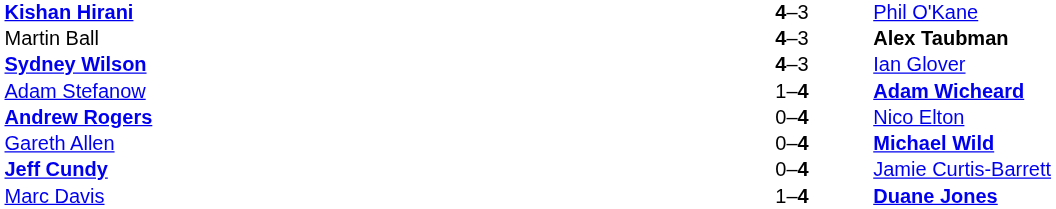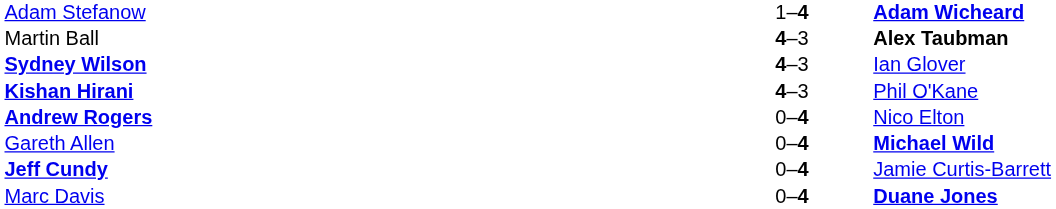rows swapped: (75, 91) <-> (69, 12)
(792, 196) 1–4 -> (792, 196) 0–4
